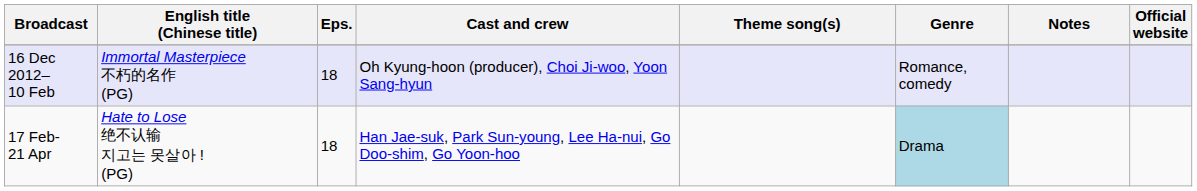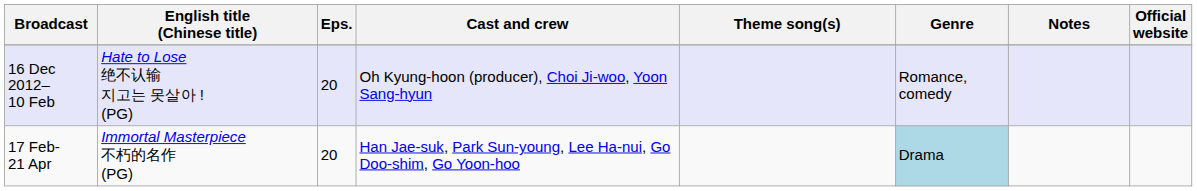(173, 75) Immortal Masterpiece 不朽的名作 (PG) -> (153, 85) Hate to Lose 绝不认输 지고는 못살아 ! (PG)
(329, 75) 18 -> (329, 85) 20
(153, 145) Hate to Lose 绝不认输 지고는 못살아 ! (PG) -> (173, 155) Immortal Masterpiece 不朽的名作 (PG)
(329, 145) 18 -> (329, 155) 20
